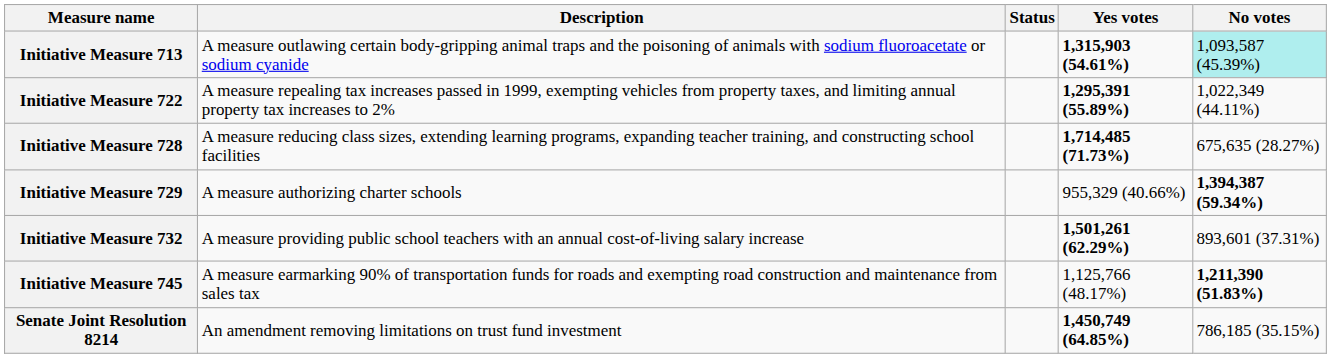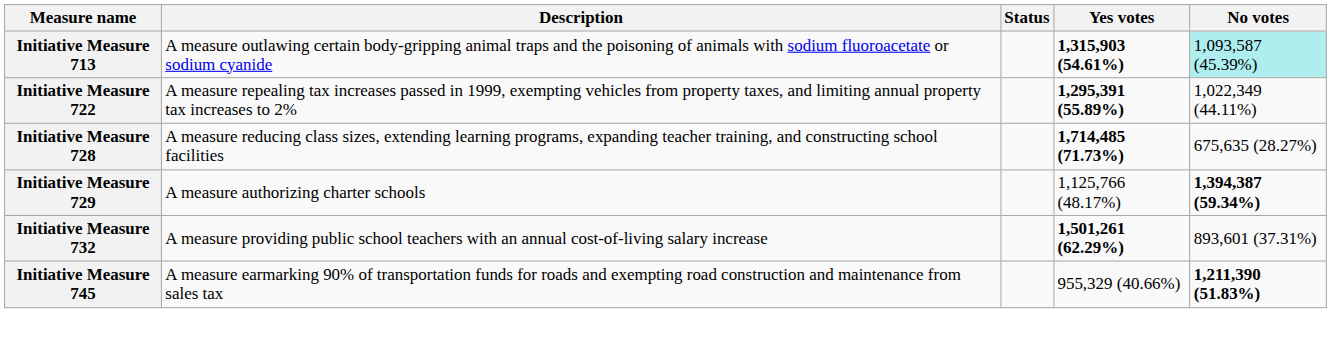(1124, 192) 955,329 (40.66%) -> (1091, 192) 1,125,766 (48.17%)
(1096, 284) 1,125,766 (48.17%) -> (1119, 284) 955,329 (40.66%)
- row: (101, 330)
